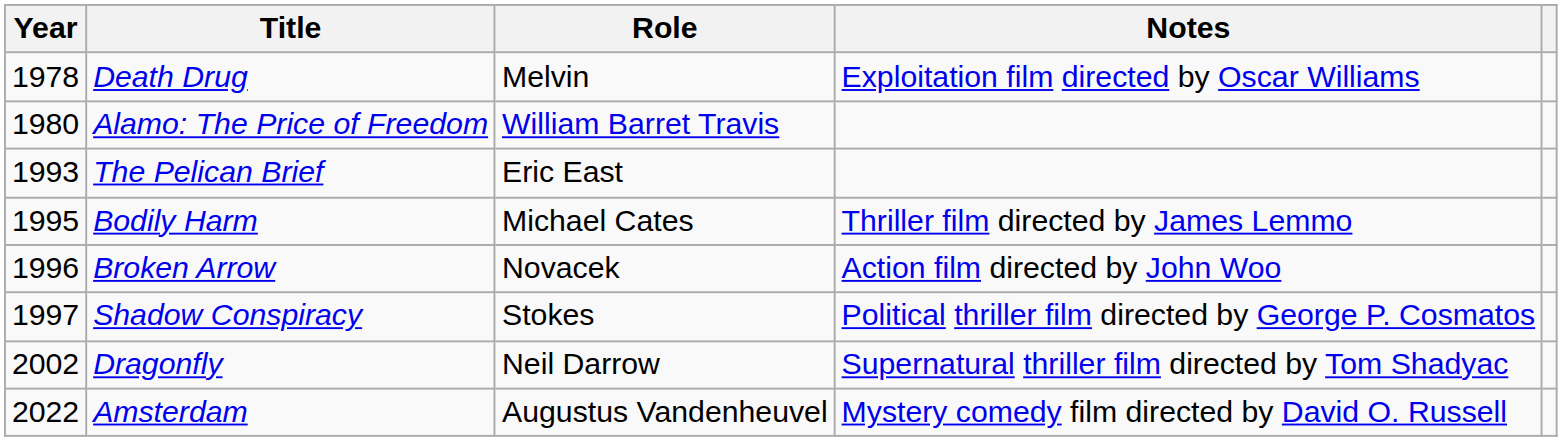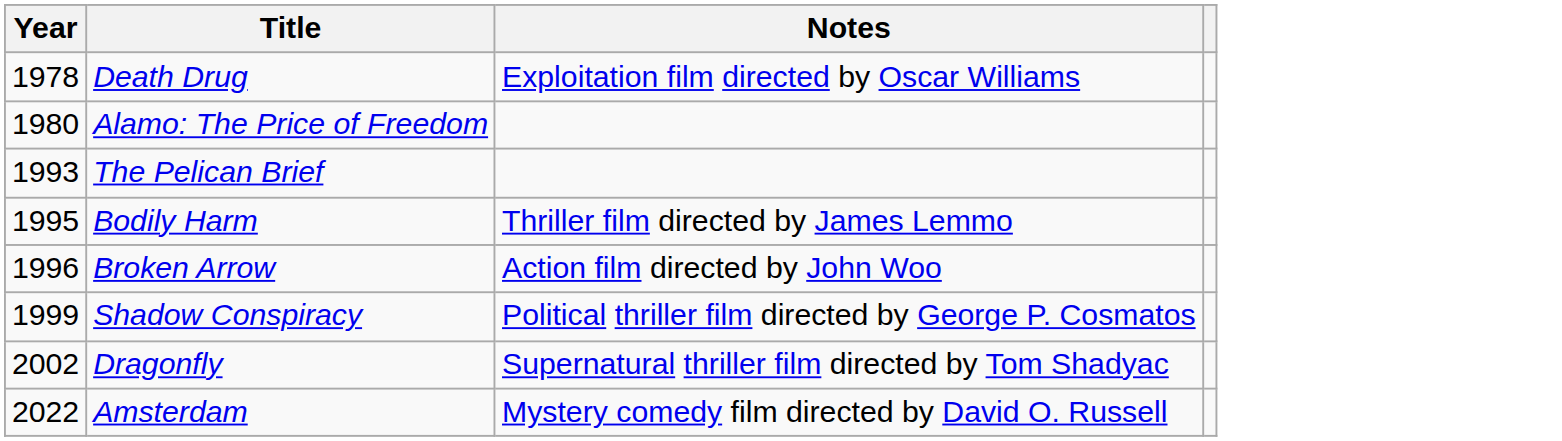- column: (665, 28)
(46, 316) 1997 -> (46, 316) 1999
